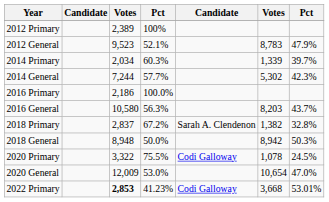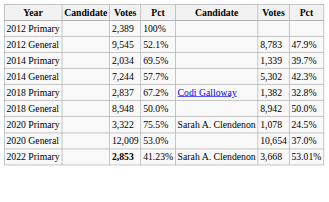(123, 44) 9,523 -> (123, 44) 9,545
(156, 60) 60.3% -> (156, 60) 69.5%
- row: (33, 92)
- row: (33, 108)
(217, 124) Sarah A. Clendenon -> (207, 92) Codi Galloway
(304, 140) 50.3% -> (304, 108) 50.0%
(207, 156) Codi Galloway -> (217, 124) Sarah A. Clendenon
(304, 172) 47.0% -> (304, 140) 37.0%
(207, 188) Codi Galloway -> (217, 156) Sarah A. Clendenon
